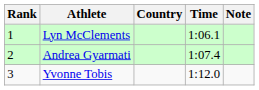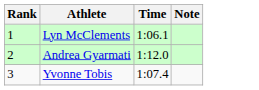- column: (159, 14)
(204, 54) 1:07.4 -> (153, 54) 1:12.0
(204, 74) 1:12.0 -> (153, 74) 1:07.4
